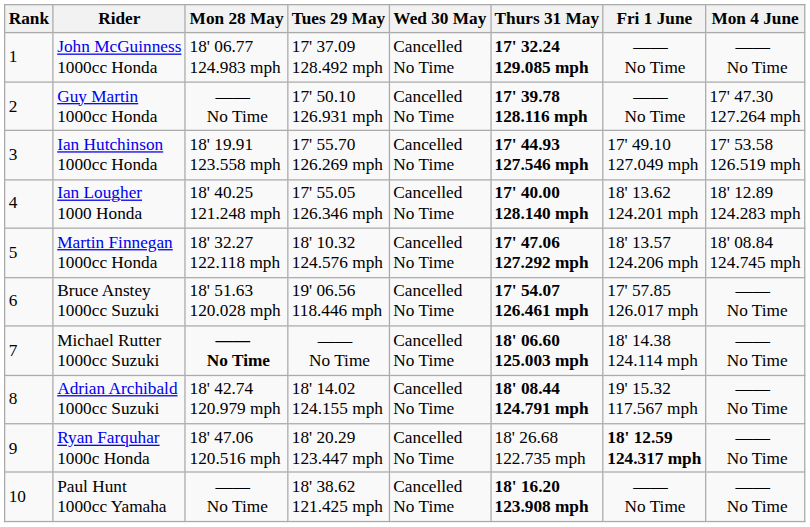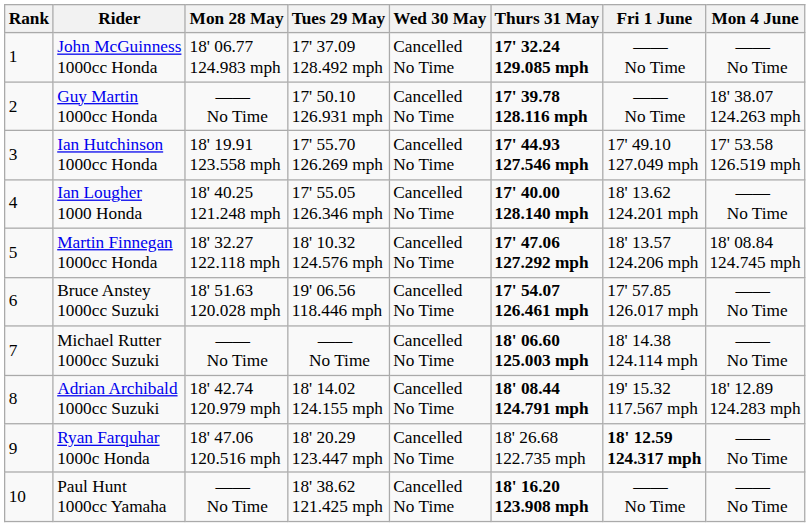(755, 105) 17' 47.30 127.264 mph -> (755, 105) 18' 38.07 124.263 mph
(755, 203) 18' 12.89 124.283 mph -> (749, 203) —— No Time
(230, 349) bold -> (229, 349) normal
(749, 398) —— No Time -> (755, 398) 18' 12.89 124.283 mph
